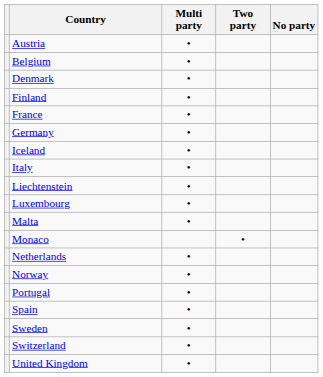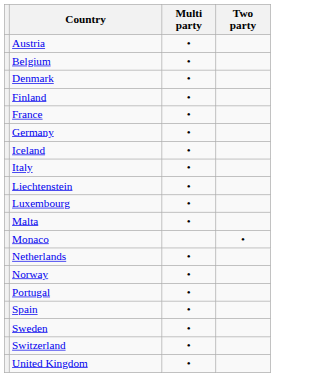- column: (294, 25)
